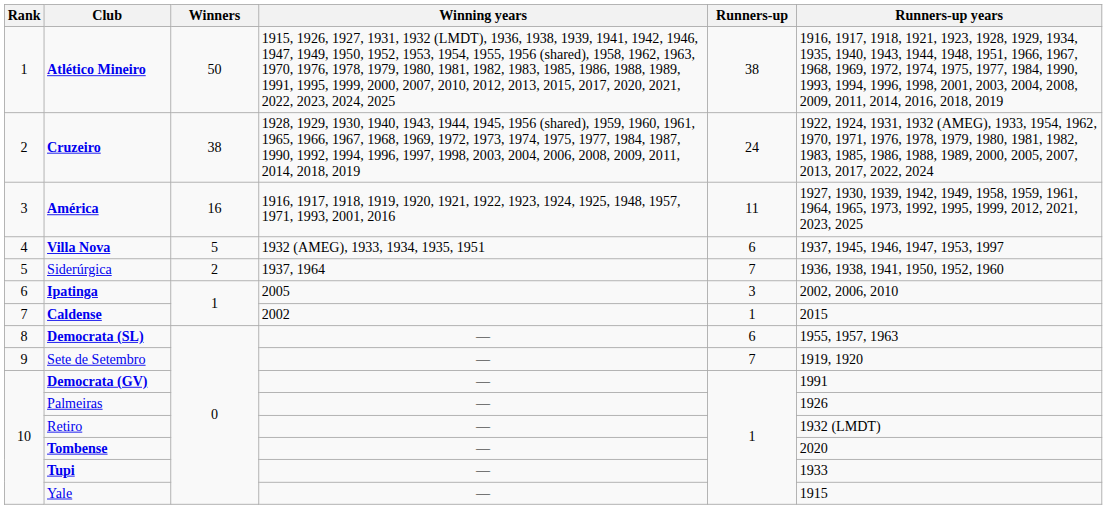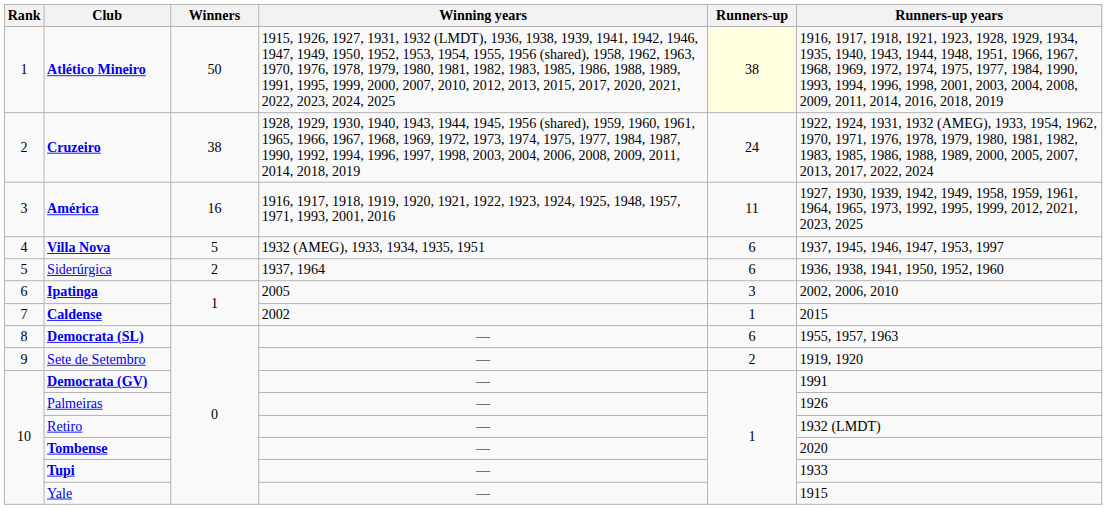(752, 69) no background -> (752, 69) lightyellow background
(752, 269) 7 -> (752, 269) 6
(752, 359) 7 -> (752, 359) 2
